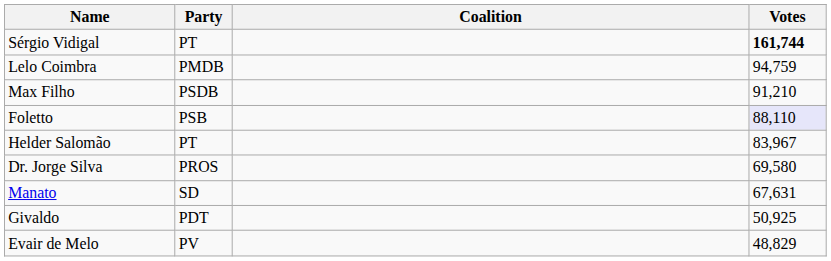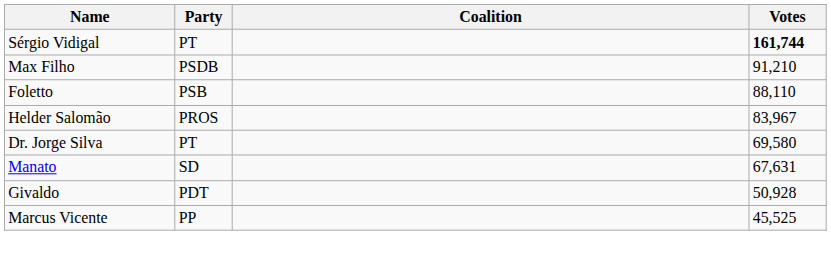- row: (52, 67)
(774, 117) lavender background -> (774, 92) no background
(188, 142) PT -> (199, 117) PROS
(199, 167) PROS -> (188, 142) PT
(775, 218) 50,925 -> (775, 192) 50,928
- row: (53, 243)
+ row: (58, 218)
